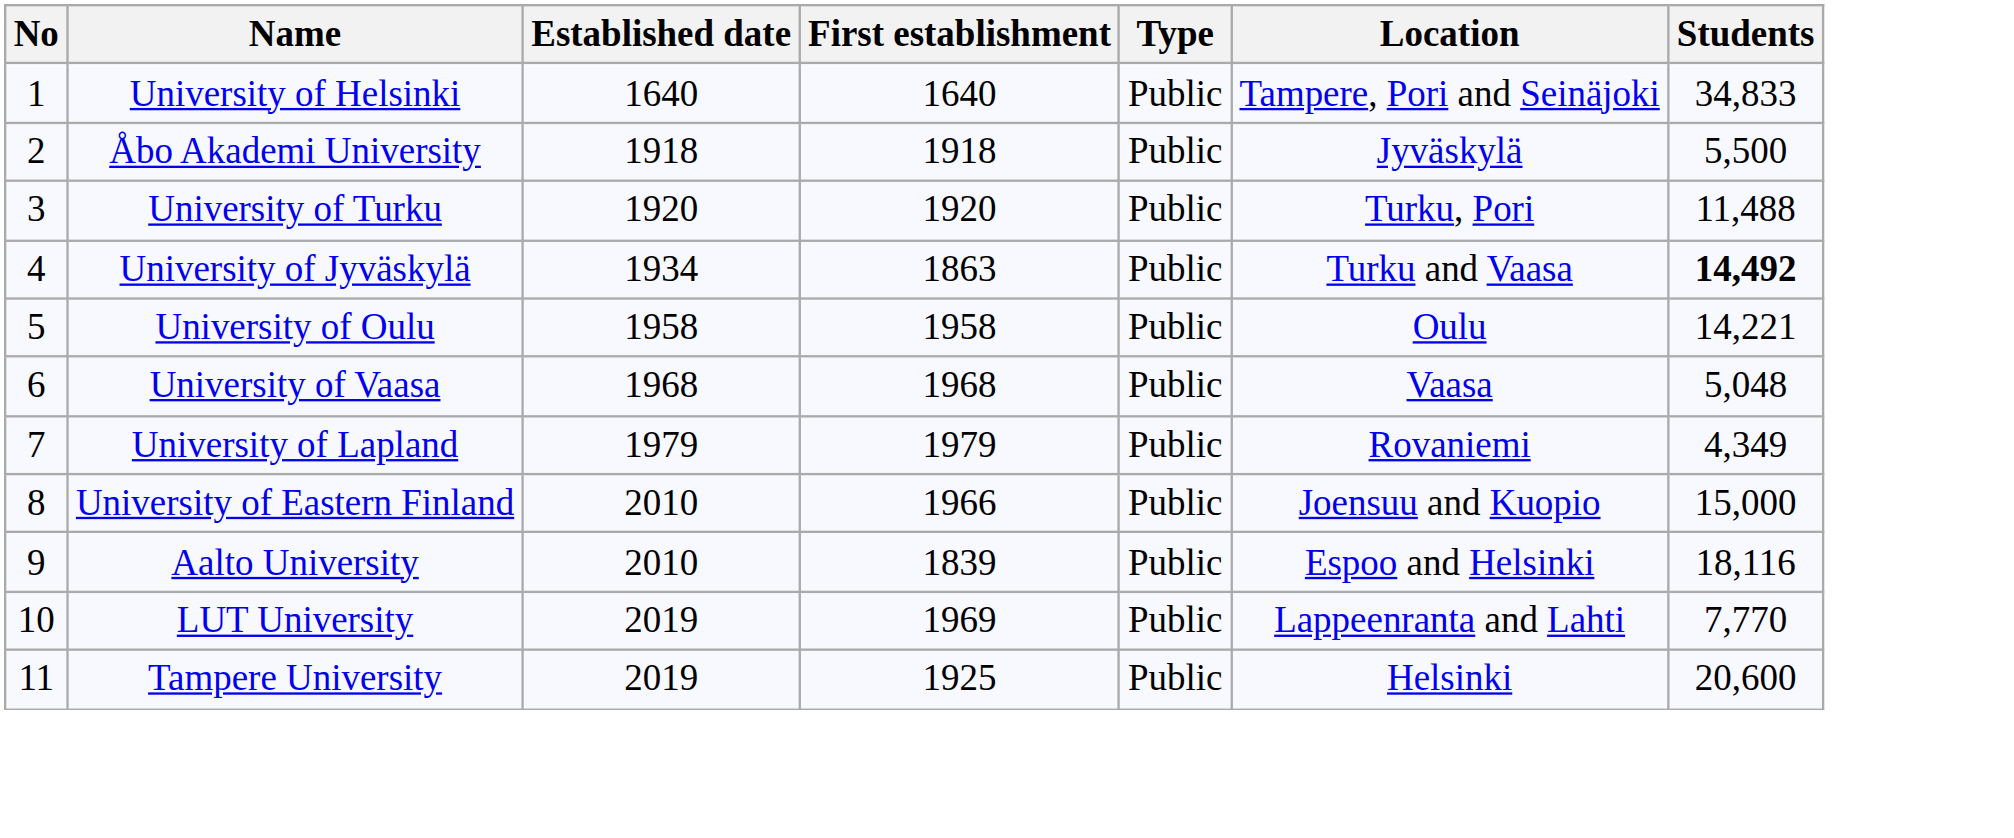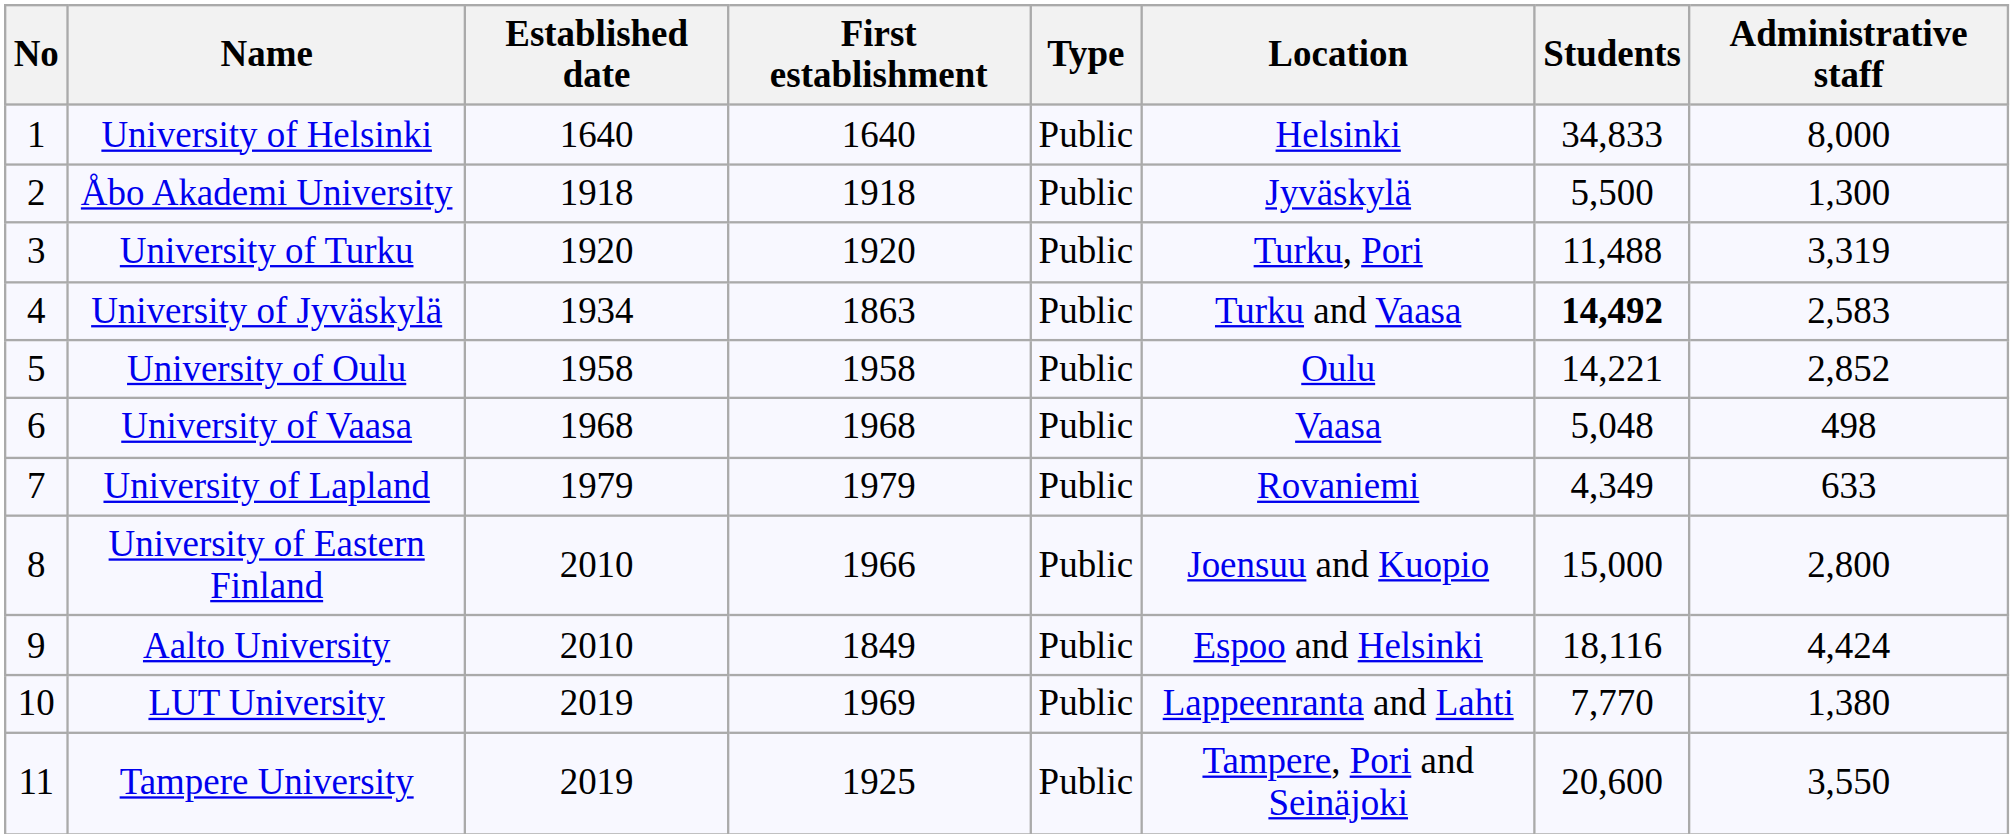+ column: (1849, 54)
(1450, 92) Tampere, Pori and Seinäjoki -> (1338, 134) Helsinki
(960, 561) 1839 -> (879, 644) 1849
(1450, 678) Helsinki -> (1338, 782) Tampere, Pori and Seinäjoki
